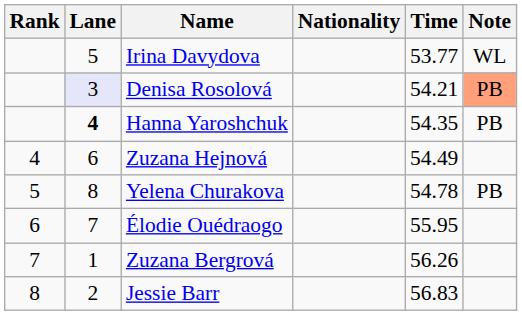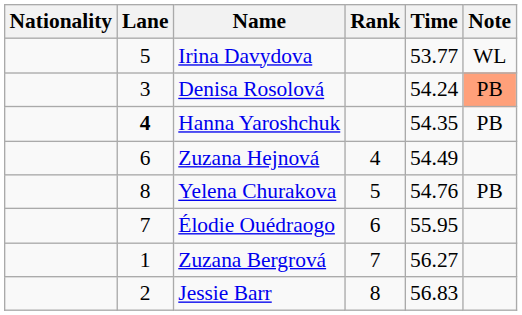columns swapped: (35, 21) <-> (349, 21)
(93, 89) lavender background -> (145, 89) no background
(434, 89) 54.21 -> (434, 89) 54.24
(434, 191) 54.78 -> (434, 191) 54.76
(434, 259) 56.26 -> (434, 259) 56.27
